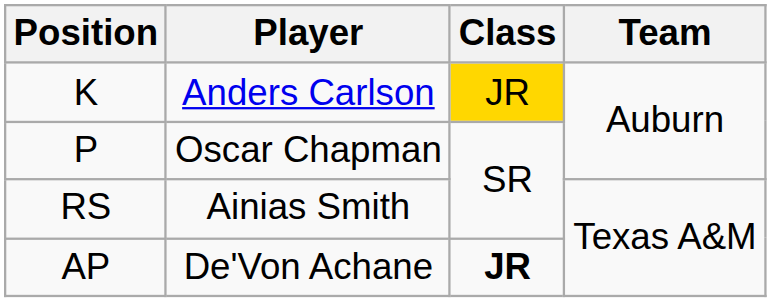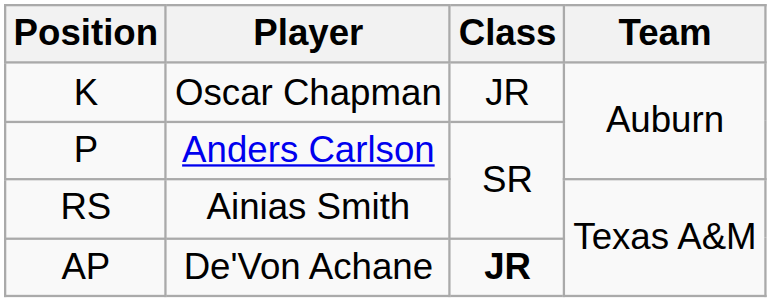(308, 91) Anders Carlson -> (308, 91) Oscar Chapman
(508, 91) gold background -> (508, 91) no background
(308, 149) Oscar Chapman -> (308, 149) Anders Carlson
